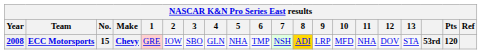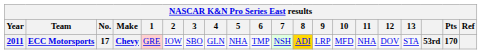(15, 41) 2008 -> (15, 41) 2011
(105, 41) 15 -> (105, 41) 17
(451, 41) 120 -> (451, 41) 170
